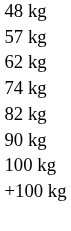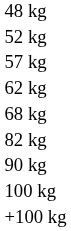+ row: (26, 36)
+ row: (26, 113)
- row: (26, 88)
